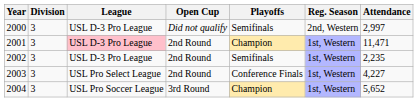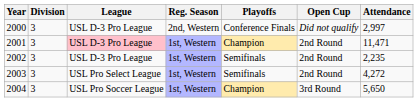columns swapped: (333, 12) <-> (198, 12)
(252, 27) Semifinals -> (259, 27) Conference Finals
(267, 74) Conference Finals -> (244, 74) Semifinals
(374, 74) 4,227 -> (374, 74) 4,272
(374, 89) 5,652 -> (374, 89) 5,650
